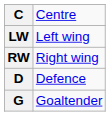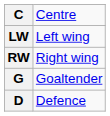rows swapped: (19, 79) <-> (19, 100)
